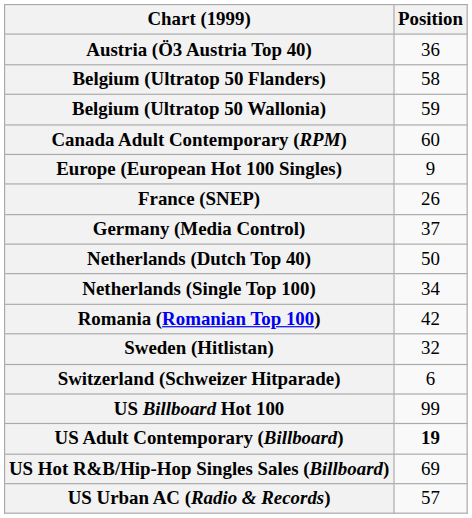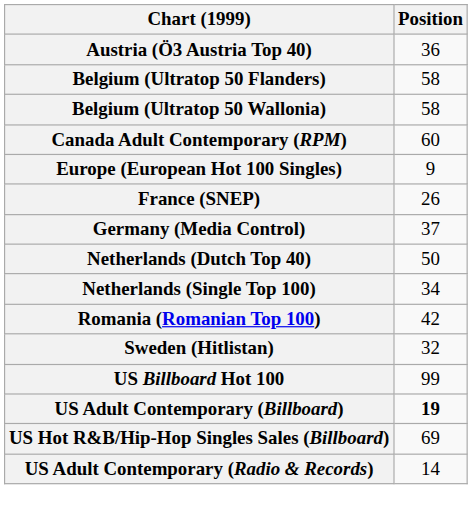(430, 109) 59 -> (430, 109) 58
- row: (199, 378)
+ row: (199, 468)
- row: (199, 498)
